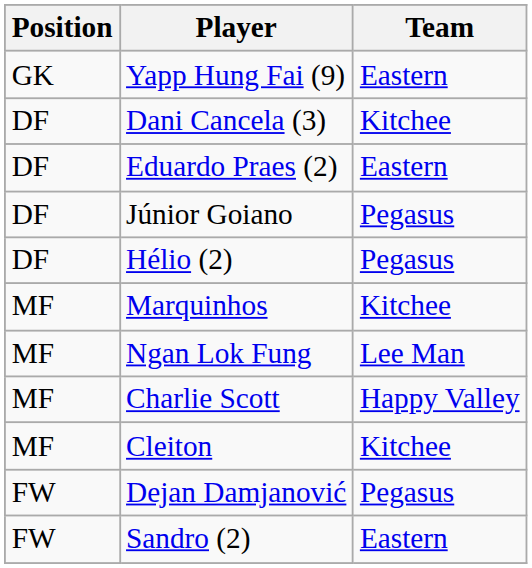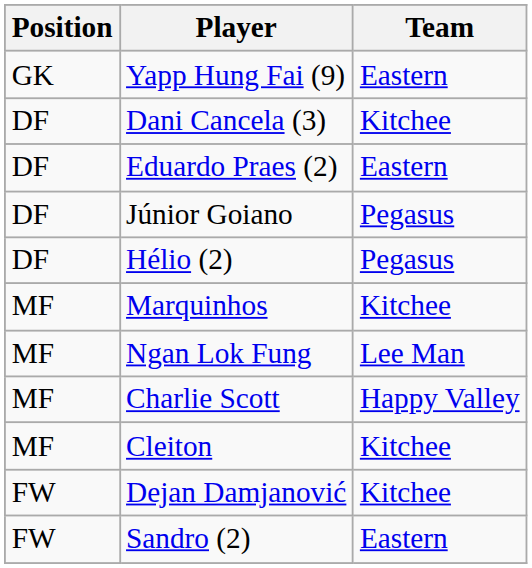(407, 492) Pegasus -> (405, 492) Kitchee
